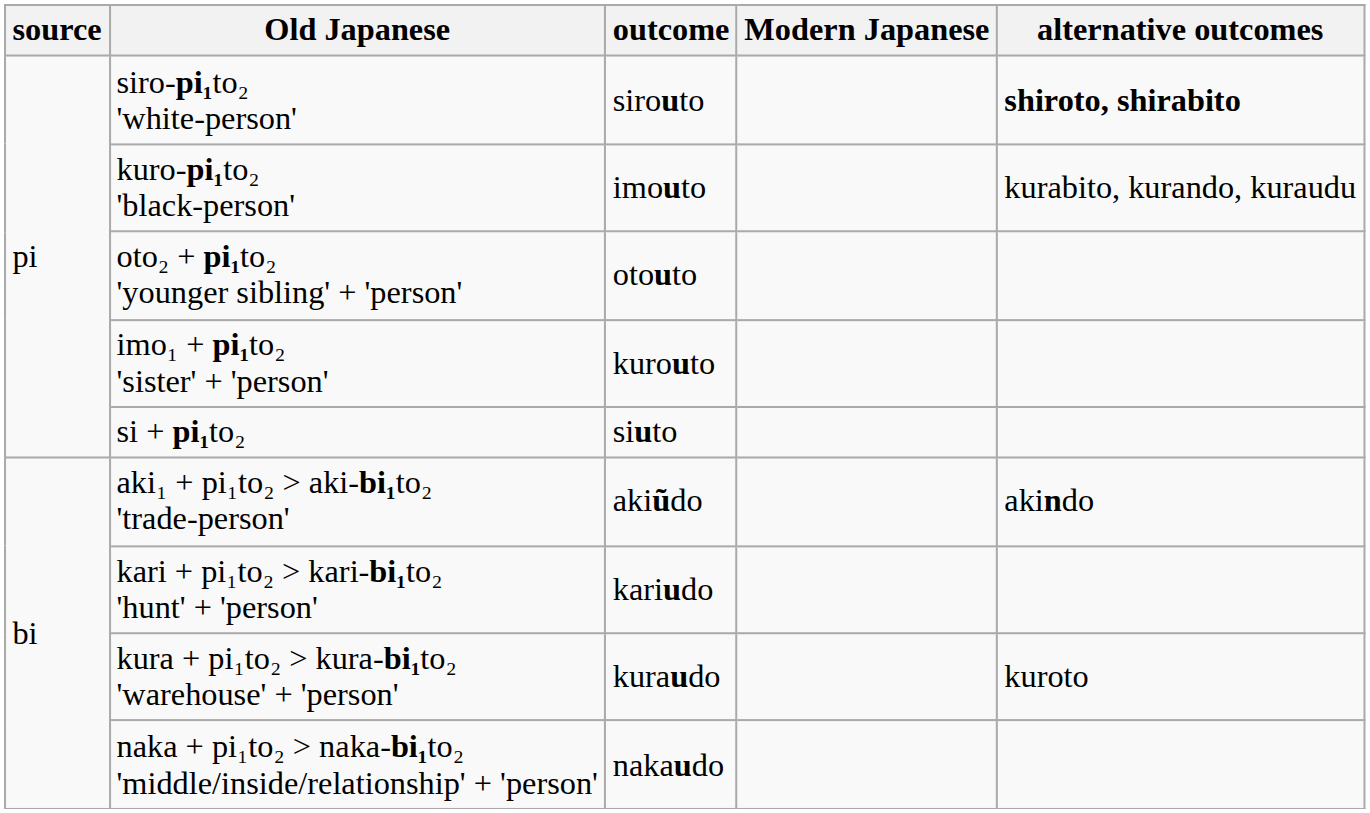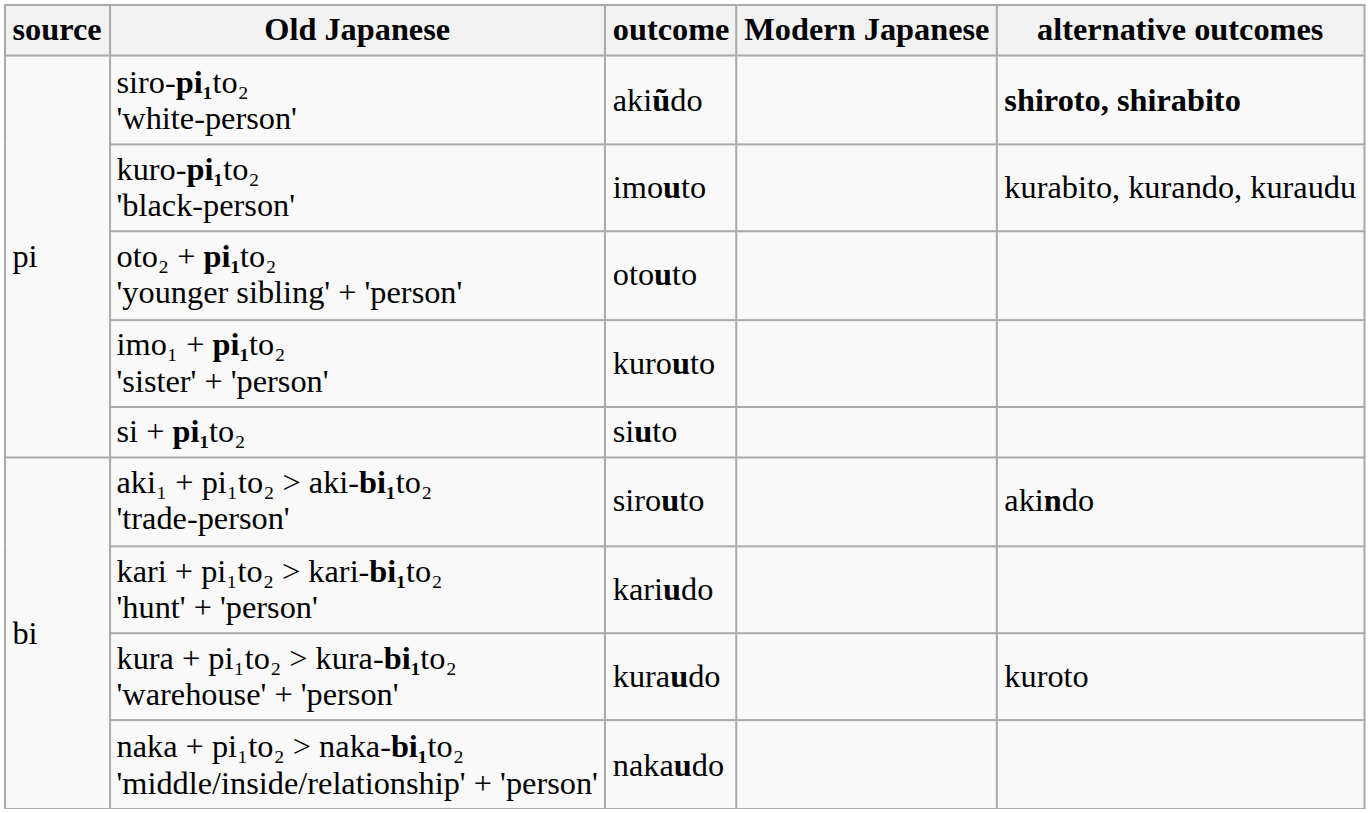(659, 99) sirouto -> (658, 99) akiũdo
(658, 501) akiũdo -> (659, 501) sirouto
